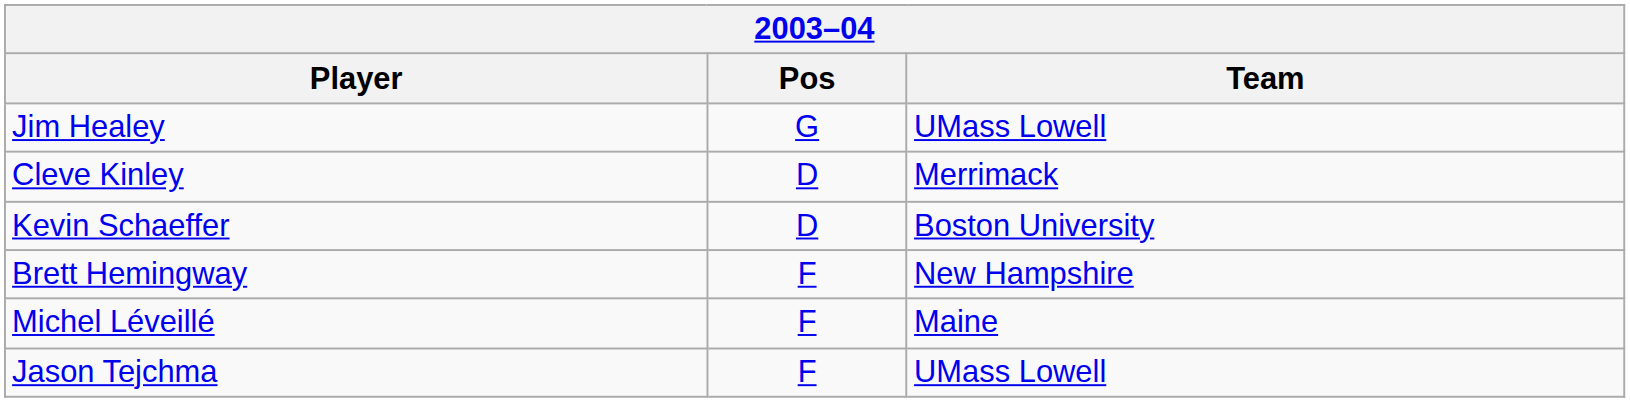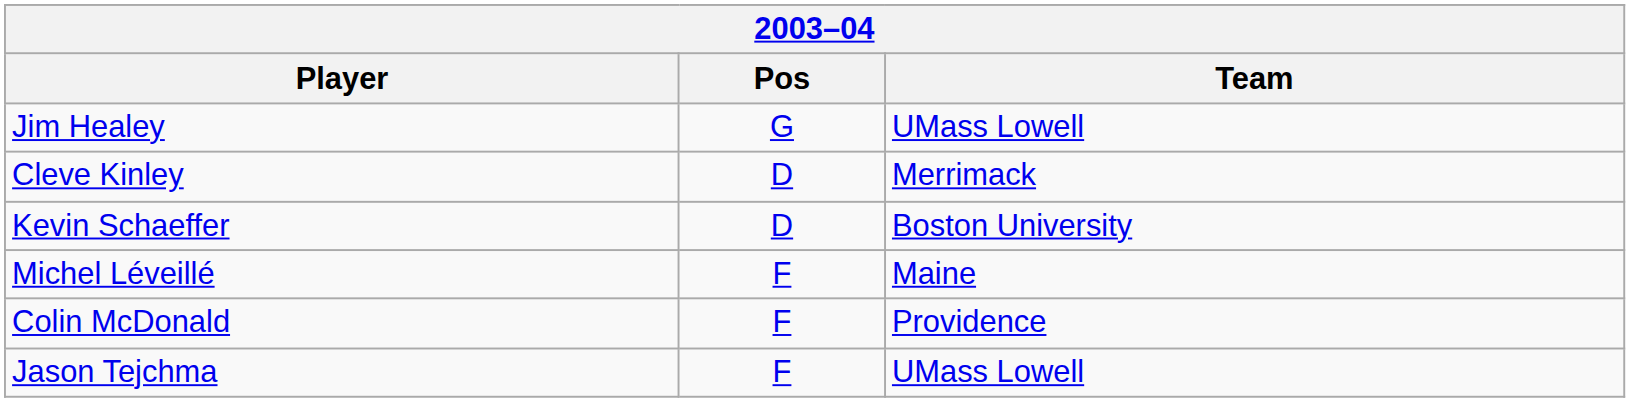- row: (130, 273)
+ row: (121, 322)
